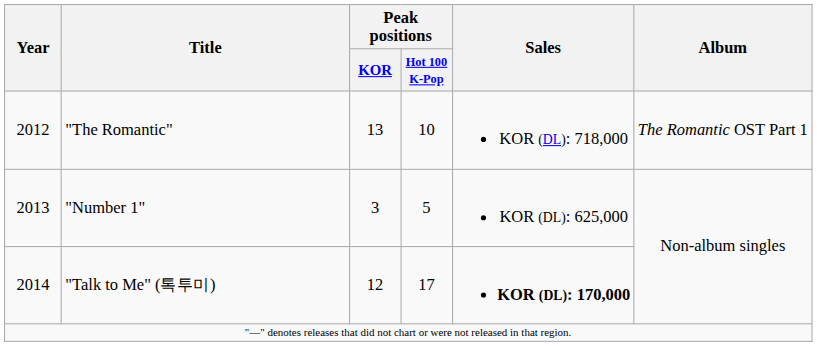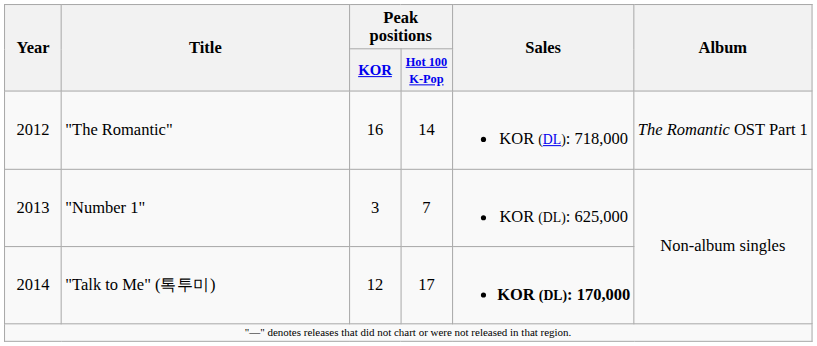(375, 129) 13 -> (375, 129) 16
(426, 129) 10 -> (426, 129) 14
(426, 207) 5 -> (426, 207) 7
